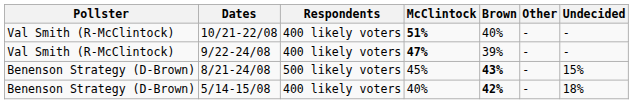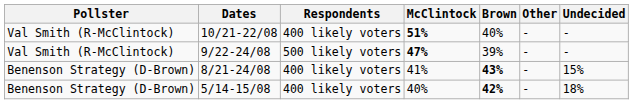(342, 52) 400 likely voters -> (342, 52) 500 likely voters
(342, 70) 500 likely voters -> (342, 70) 400 likely voters
(417, 70) 45% -> (417, 70) 41%
